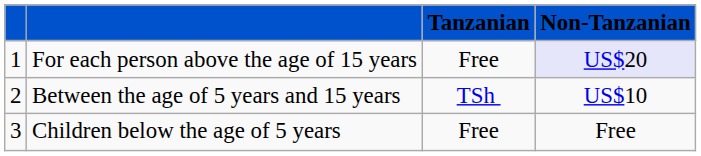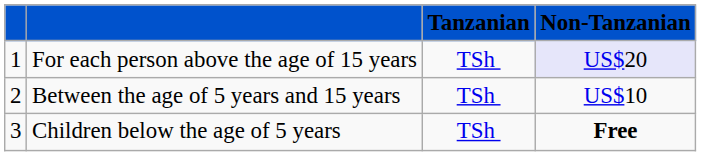(479, 58) Free -> (479, 58) TSh
(479, 131) Free -> (479, 131) TSh
(615, 131) normal -> (615, 131) bold
